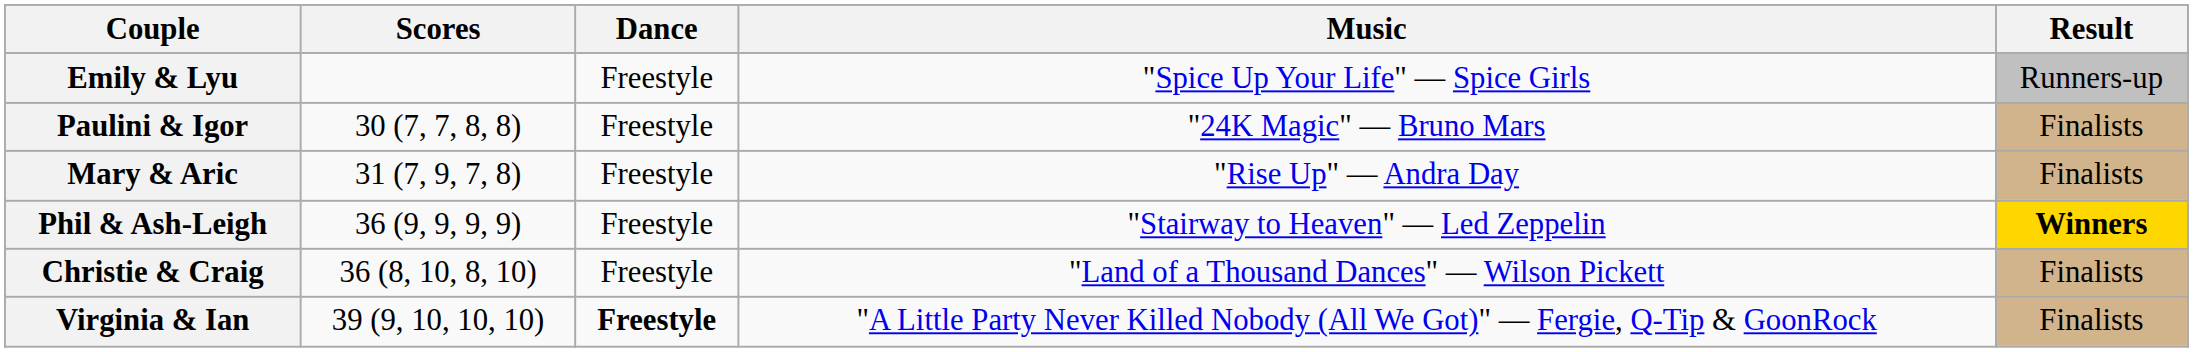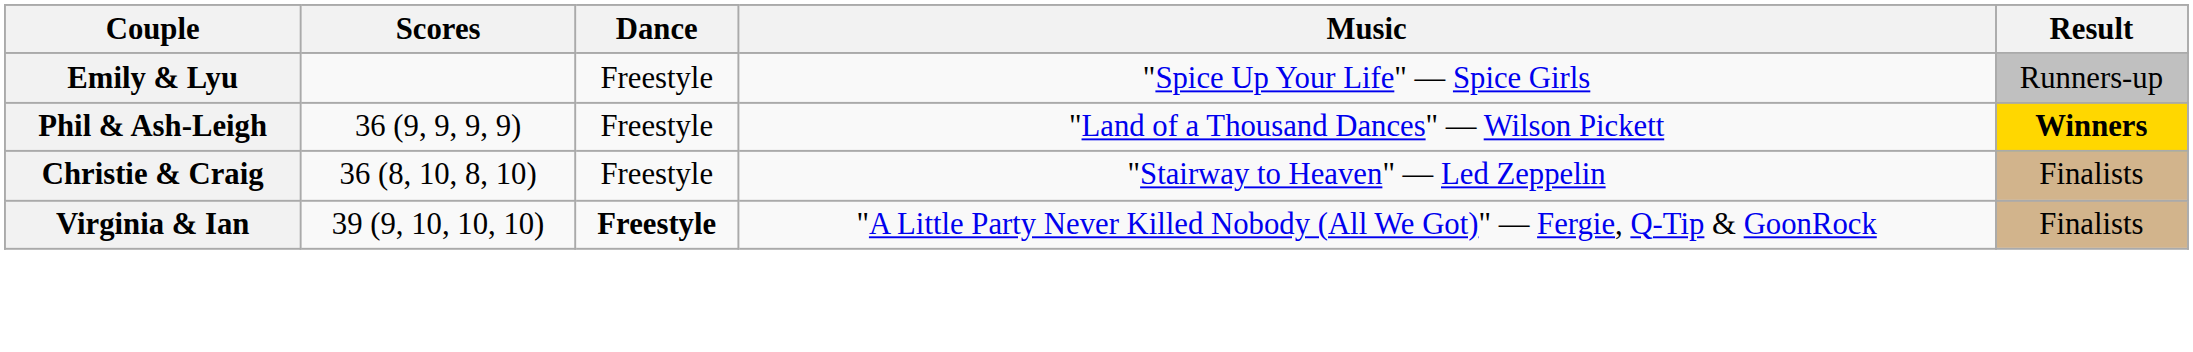- row: (153, 126)
- row: (153, 175)
(1367, 223) "Stairway to Heaven" — Led Zeppelin -> (1367, 126) "Land of a Thousand Dances" — Wilson Pickett
(1367, 272) "Land of a Thousand Dances" — Wilson Pickett -> (1367, 175) "Stairway to Heaven" — Led Zeppelin
